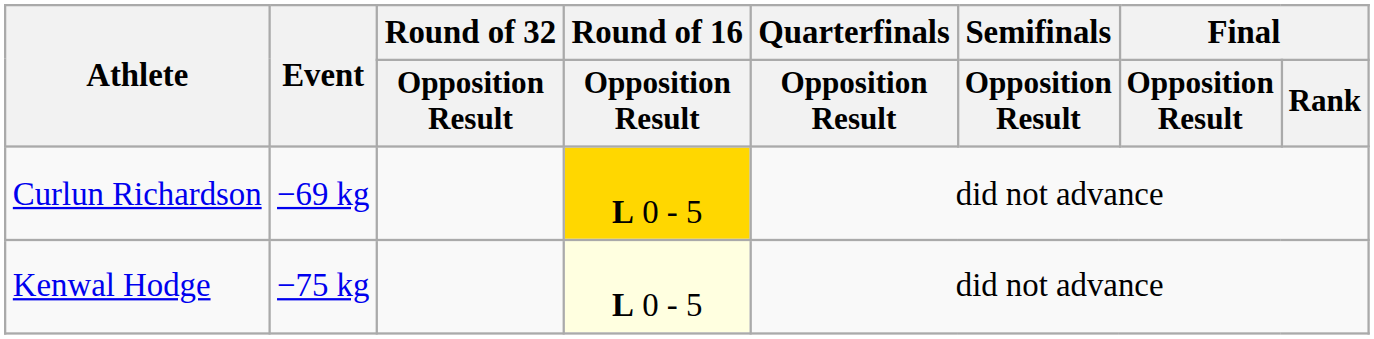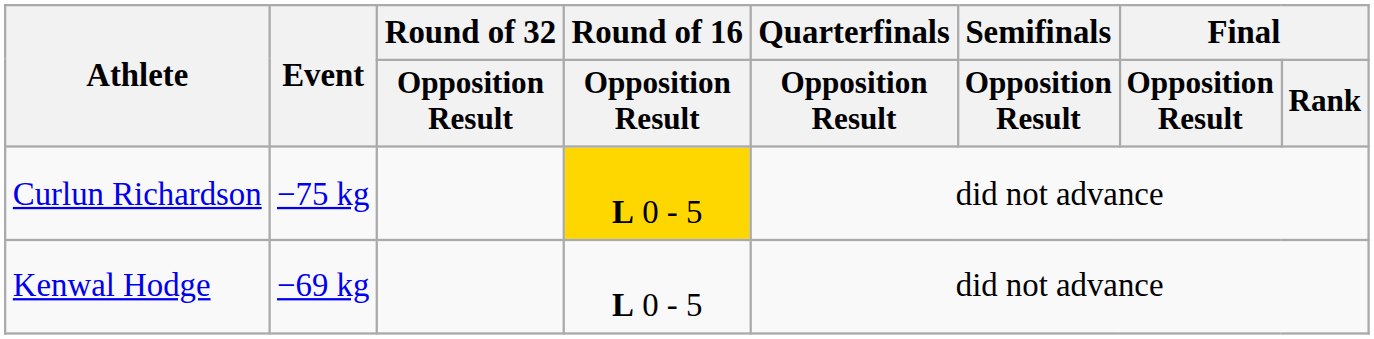(323, 193) −69 kg -> (323, 193) −75 kg
(323, 286) −75 kg -> (323, 286) −69 kg
(657, 305) lightyellow background -> (657, 305) no background
